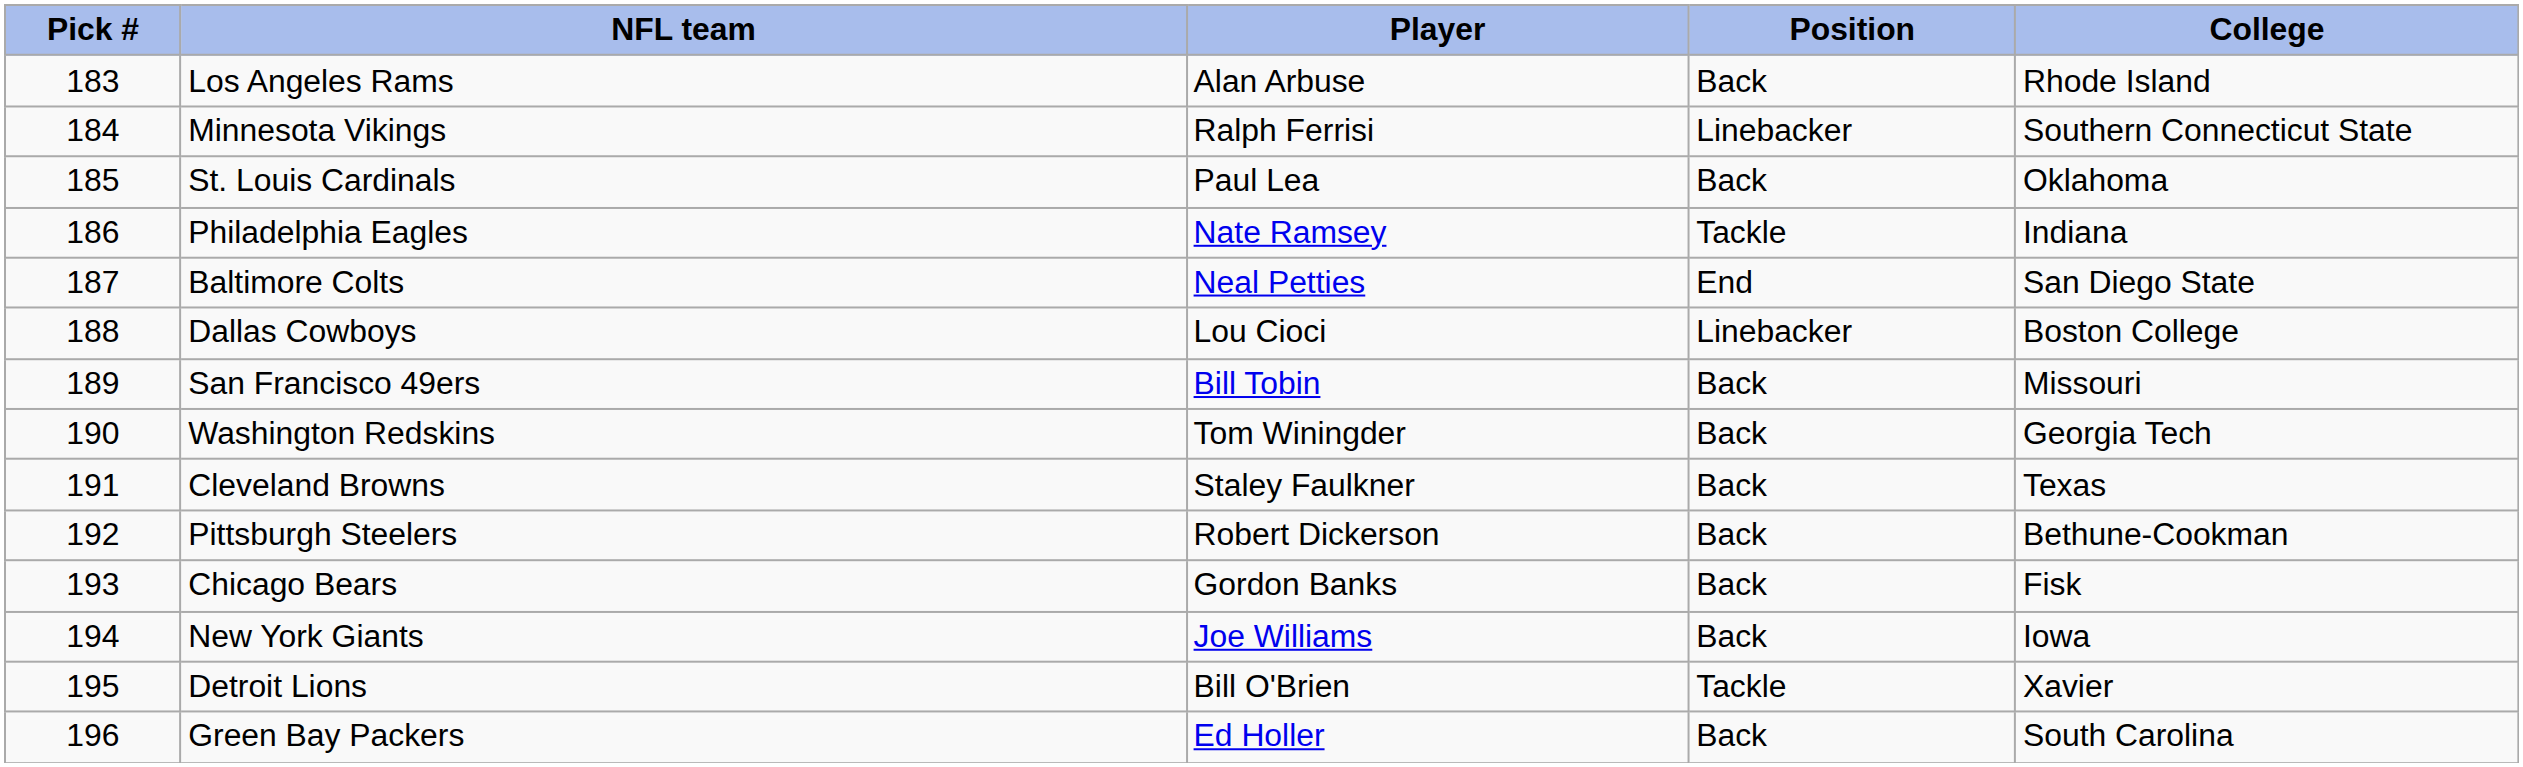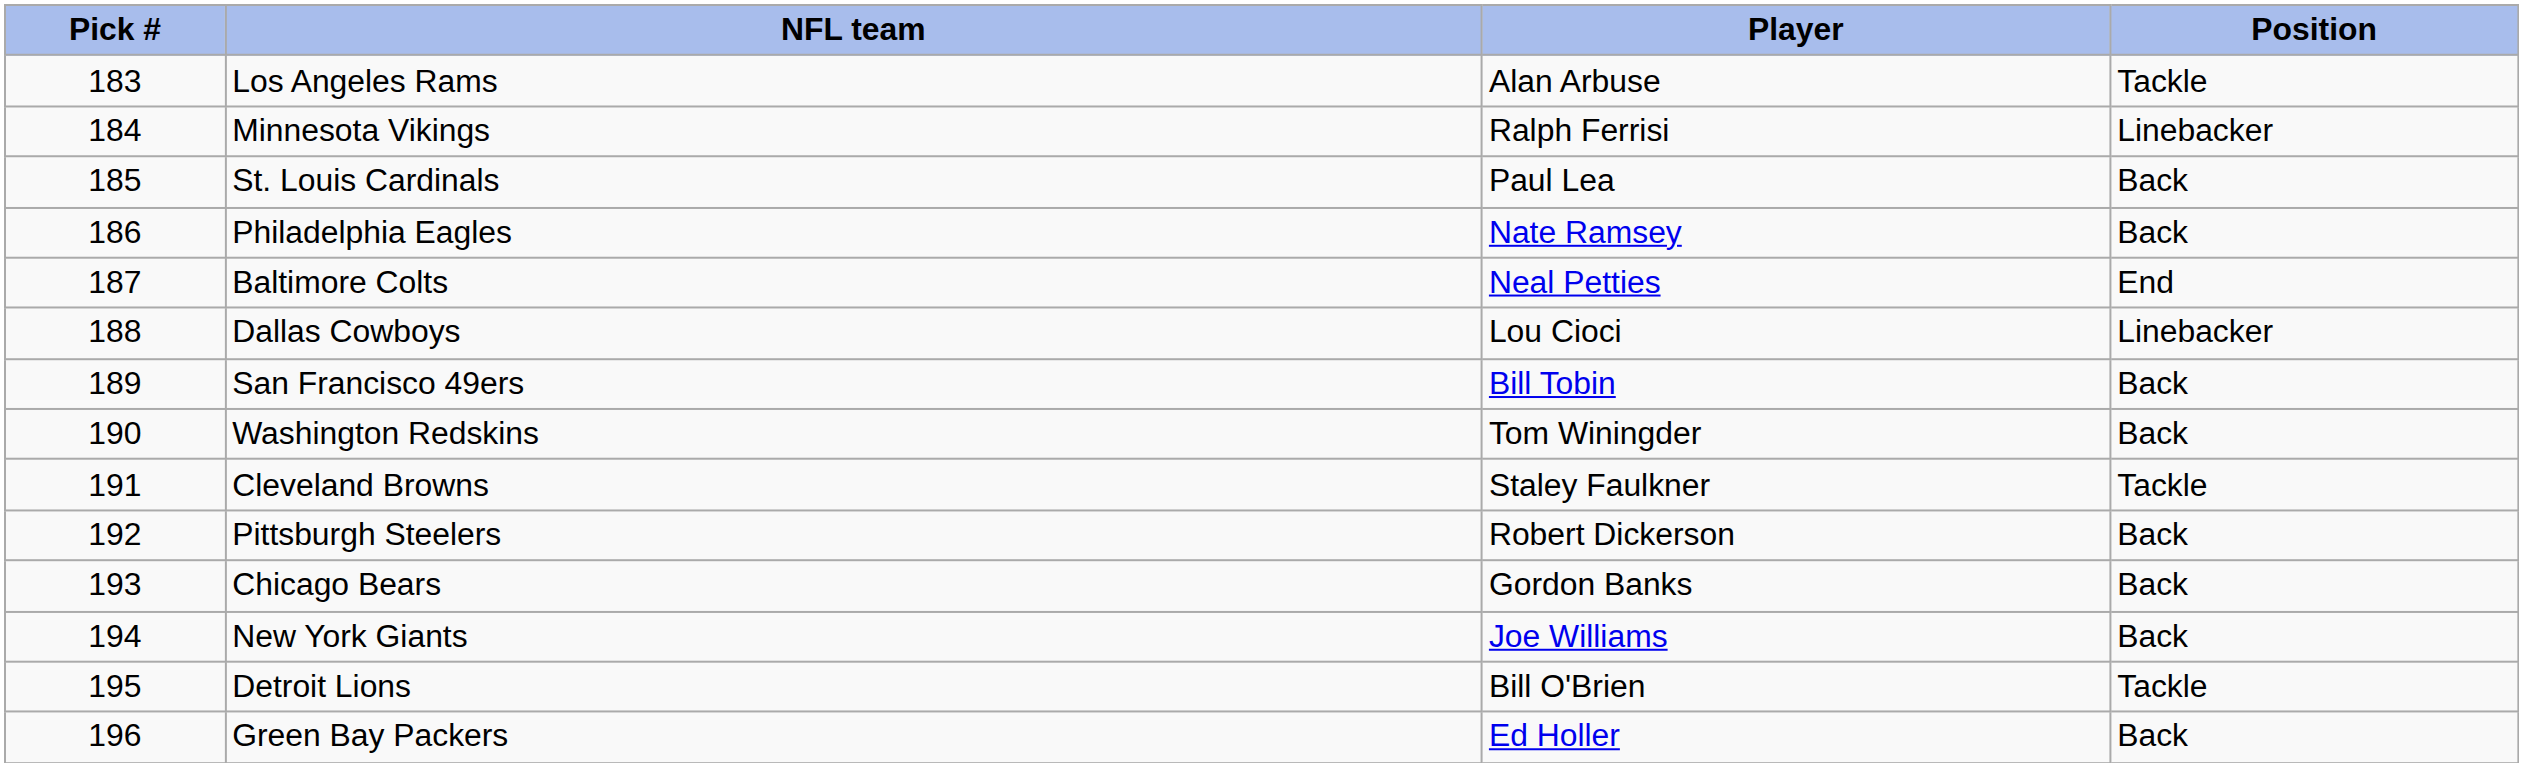- column: (2267, 29)
(1732, 80) Back -> (2162, 80) Tackle
(1741, 231) Tackle -> (2153, 231) Back
(1732, 484) Back -> (2162, 484) Tackle
